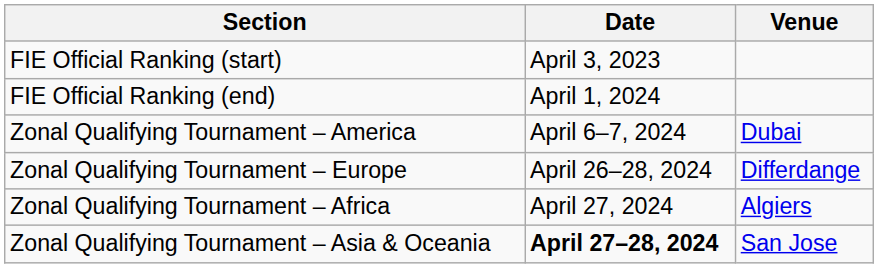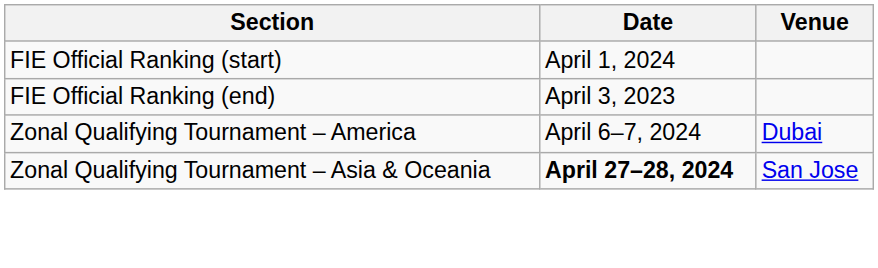(595, 59) April 3, 2023 -> (610, 59) April 1, 2024
(595, 96) April 1, 2024 -> (610, 96) April 3, 2023
- row: (208, 170)
- row: (200, 206)
